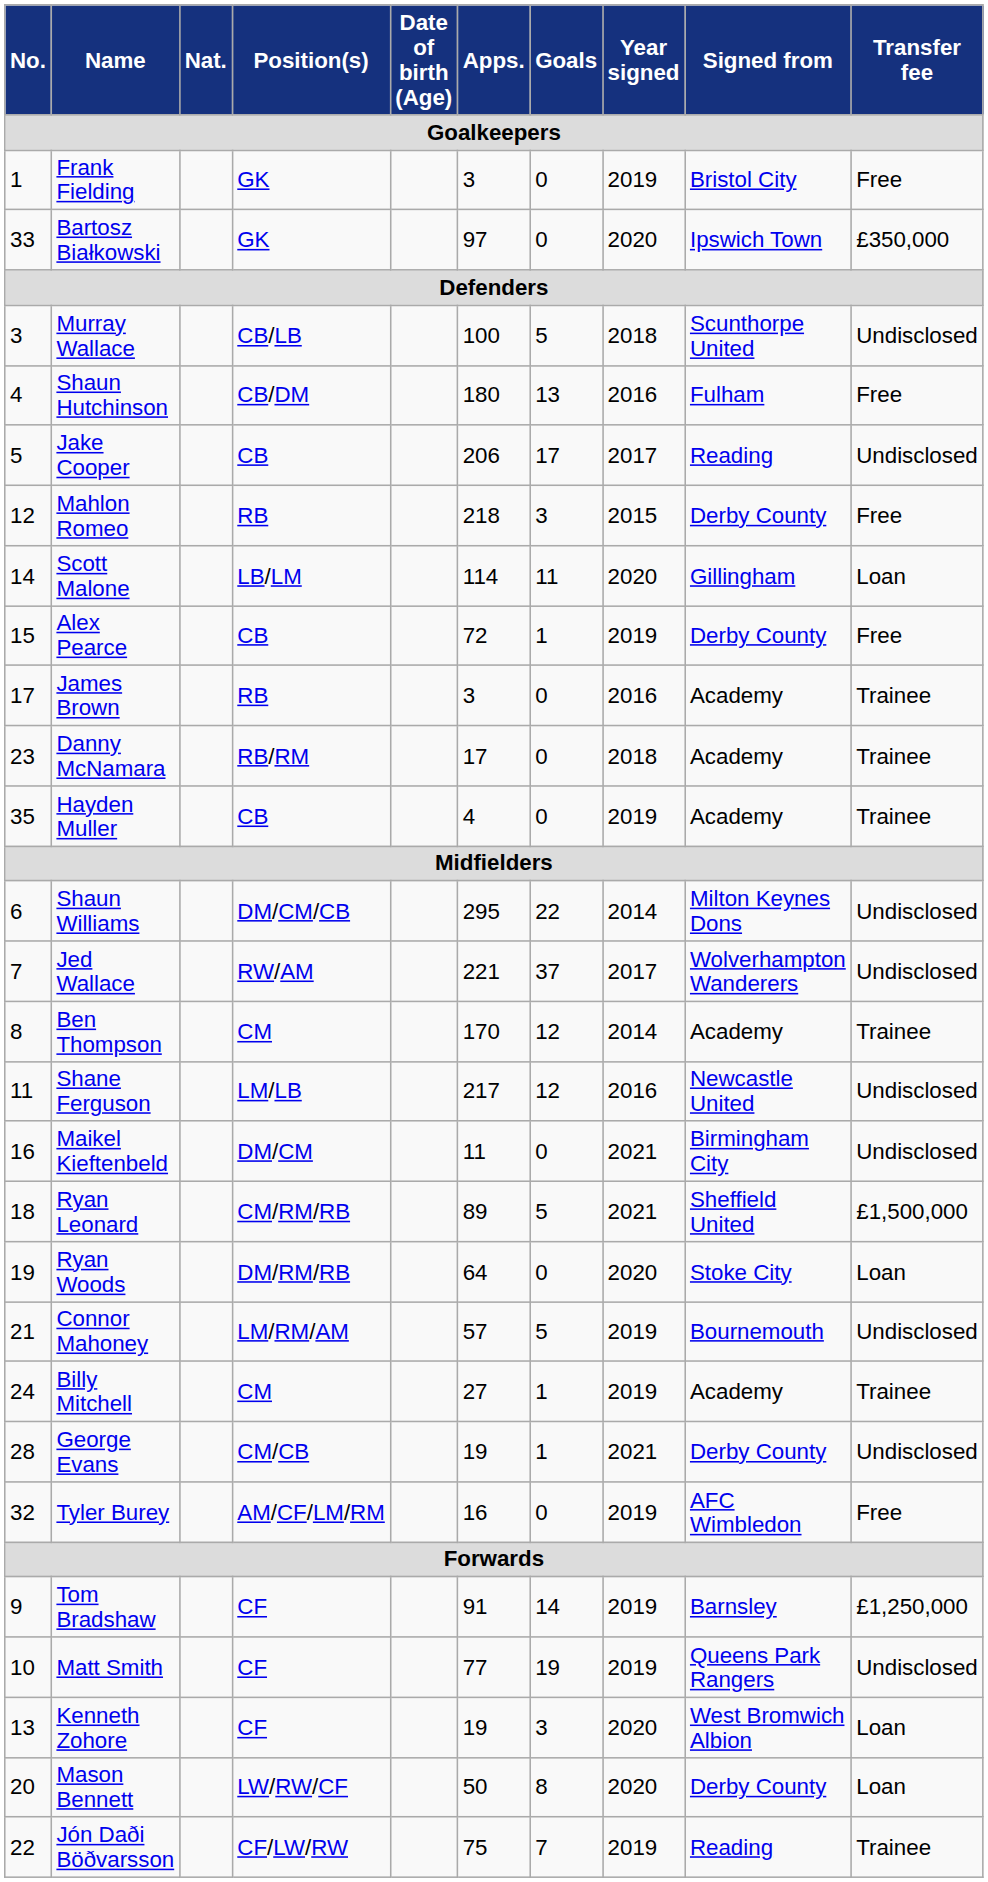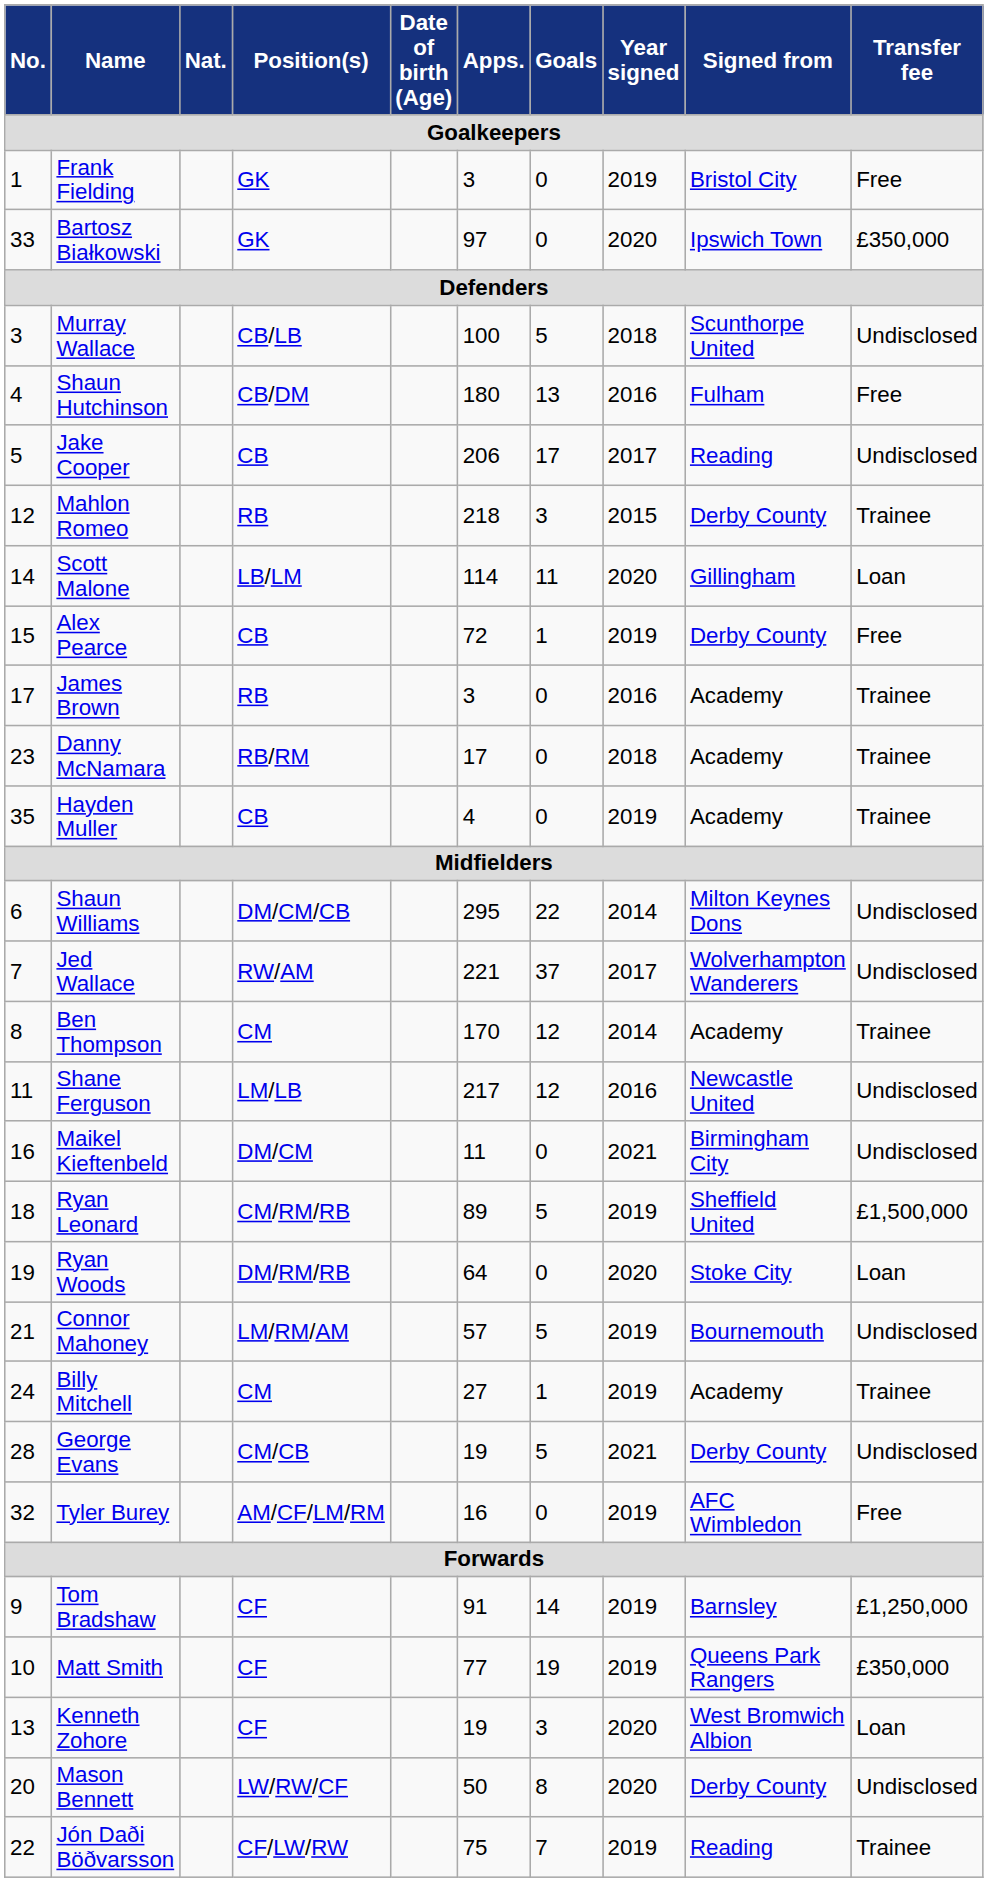(879, 516) Free -> (894, 516) Trainee
(632, 1212) 2021 -> (632, 1212) 2019
(541, 1452) 1 -> (541, 1452) 5
(917, 1667) Undisclosed -> (903, 1667) £350,000
(881, 1787) Loan -> (917, 1787) Undisclosed
